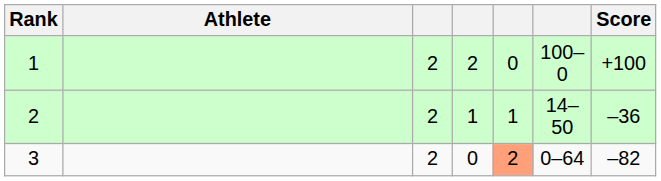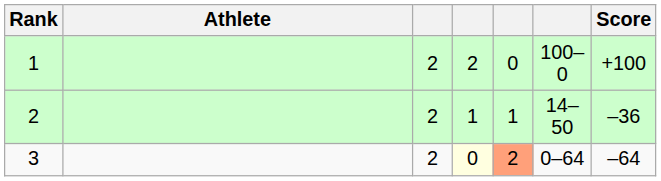(473, 159) no background -> (473, 159) lightyellow background
(624, 159) –82 -> (624, 159) –64
